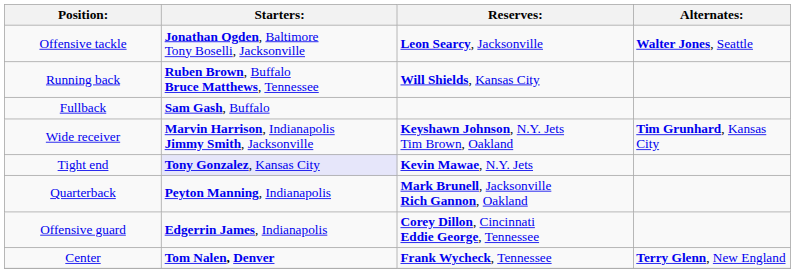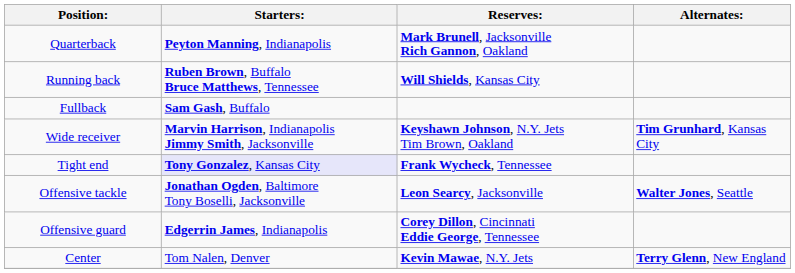rows swapped: (83, 193) <-> (83, 43)
(467, 165) Kevin Mawae, N.Y. Jets -> (476, 165) Frank Wycheck, Tennessee
(220, 258) bold -> (217, 258) normal
(476, 258) Frank Wycheck, Tennessee -> (467, 258) Kevin Mawae, N.Y. Jets
